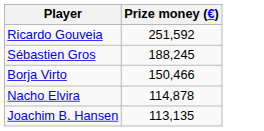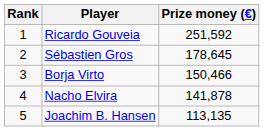+ column: (23, 14)
(172, 55) 188,245 -> (209, 55) 178,645
(172, 95) 114,878 -> (209, 95) 141,878
